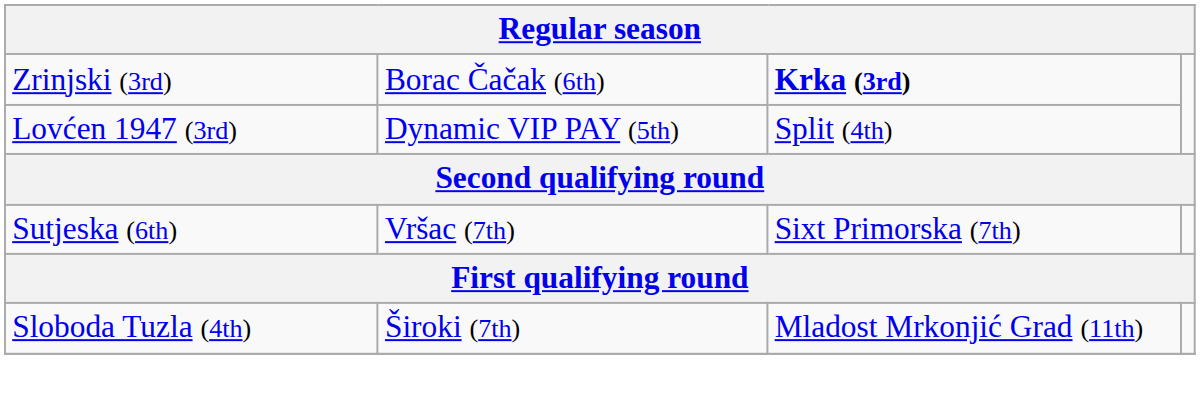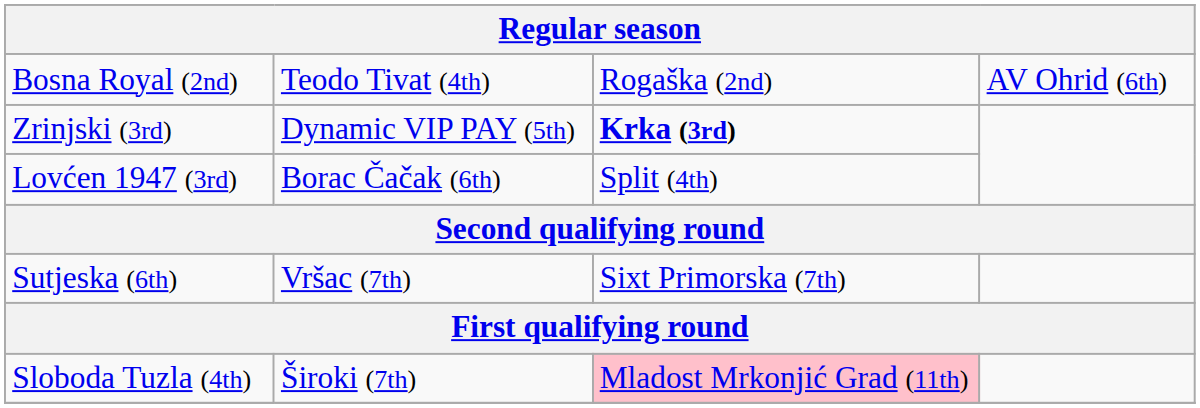+ row: (125, 79)
(495, 79) Borac Čačak (6th) -> (428, 128) Dynamic VIP PAY (5th)
(532, 128) Dynamic VIP PAY (5th) -> (391, 178) Borac Čačak (6th)
(959, 327) no background -> (784, 377) pink background
